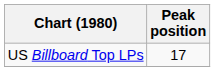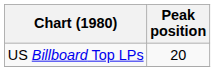(178, 54) 17 -> (178, 54) 20
